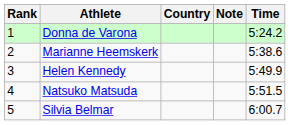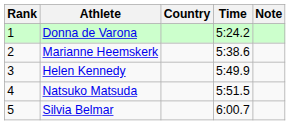columns swapped: (265, 14) <-> (229, 14)
